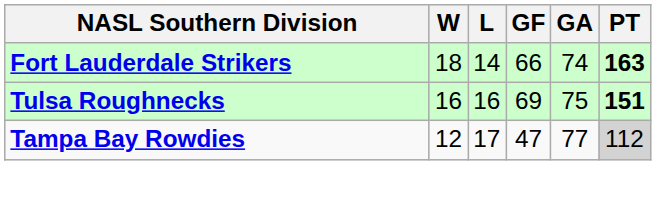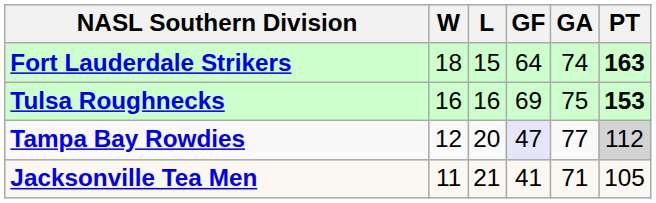(487, 62) 14 -> (487, 62) 15
(528, 62) 66 -> (528, 62) 64
(625, 100) 151 -> (625, 100) 153
(487, 139) 17 -> (487, 139) 20
(528, 139) no background -> (528, 139) lavender background
+ row: (134, 178)
